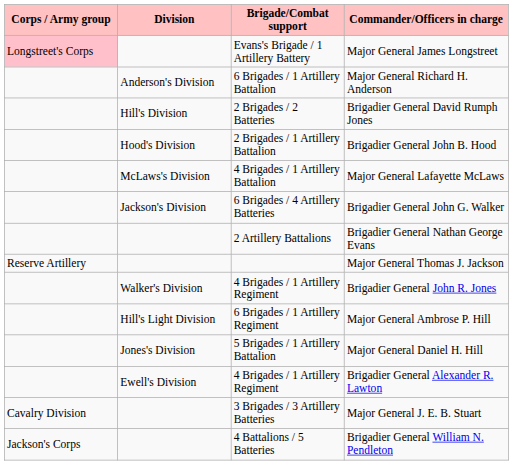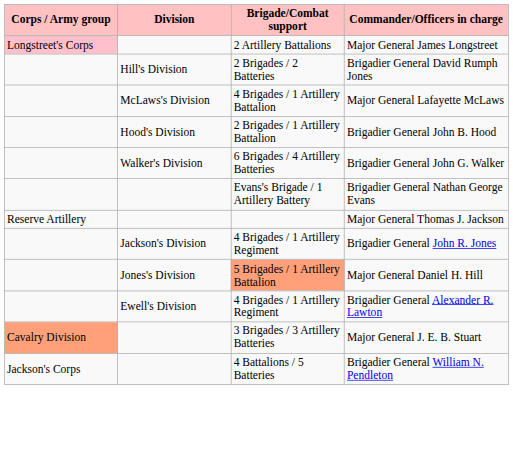(278, 51) Evans's Brigade / 1 Artillery Battery -> (282, 44) 2 Artillery Battalions
- row: (407, 82)
rows swapped: (425, 176) <-> (422, 145)
(163, 207) Jackson's Division -> (161, 163) Walker's Division
(282, 238) 2 Artillery Battalions -> (278, 194) Evans's Brigade / 1 Artillery Battery
(161, 288) Walker's Division -> (163, 244) Jackson's Division
- row: (419, 319)
(287, 350) no background -> (287, 275) lightsalmon background
(47, 413) no background -> (47, 337) lightsalmon background
